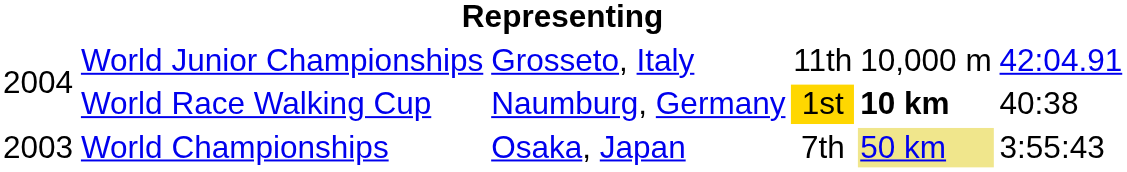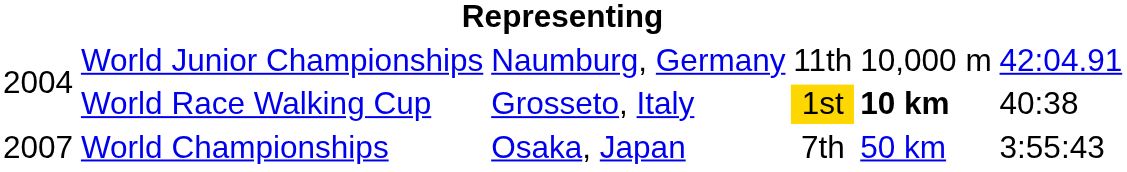(593, 60) Grosseto, Italy -> (638, 60) Naumburg, Germany
(638, 103) Naumburg, Germany -> (593, 103) Grosseto, Italy
(38, 147) 2003 -> (38, 147) 2007
(903, 147) khaki background -> (903, 147) no background
